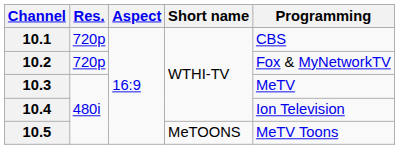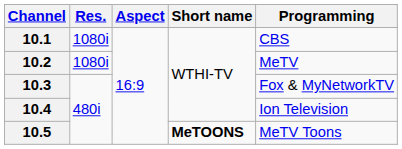(89, 39) 720p -> (91, 39) 1080i
(89, 62) 720p -> (91, 62) 1080i
(323, 62) Fox & MyNetworkTV -> (279, 62) MeTV
(276, 86) MeTV -> (327, 86) Fox & MyNetworkTV
(204, 132) normal -> (208, 132) bold
